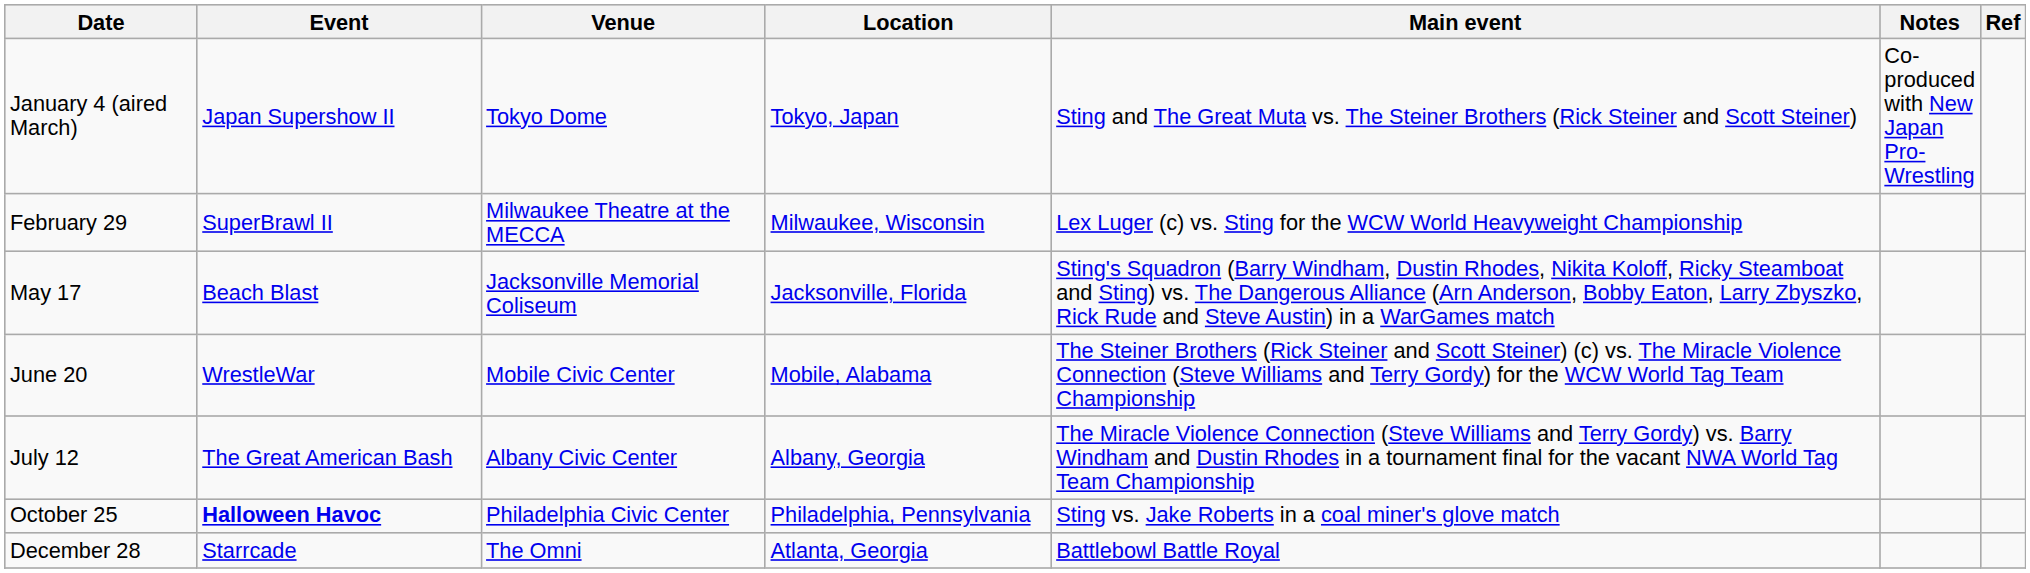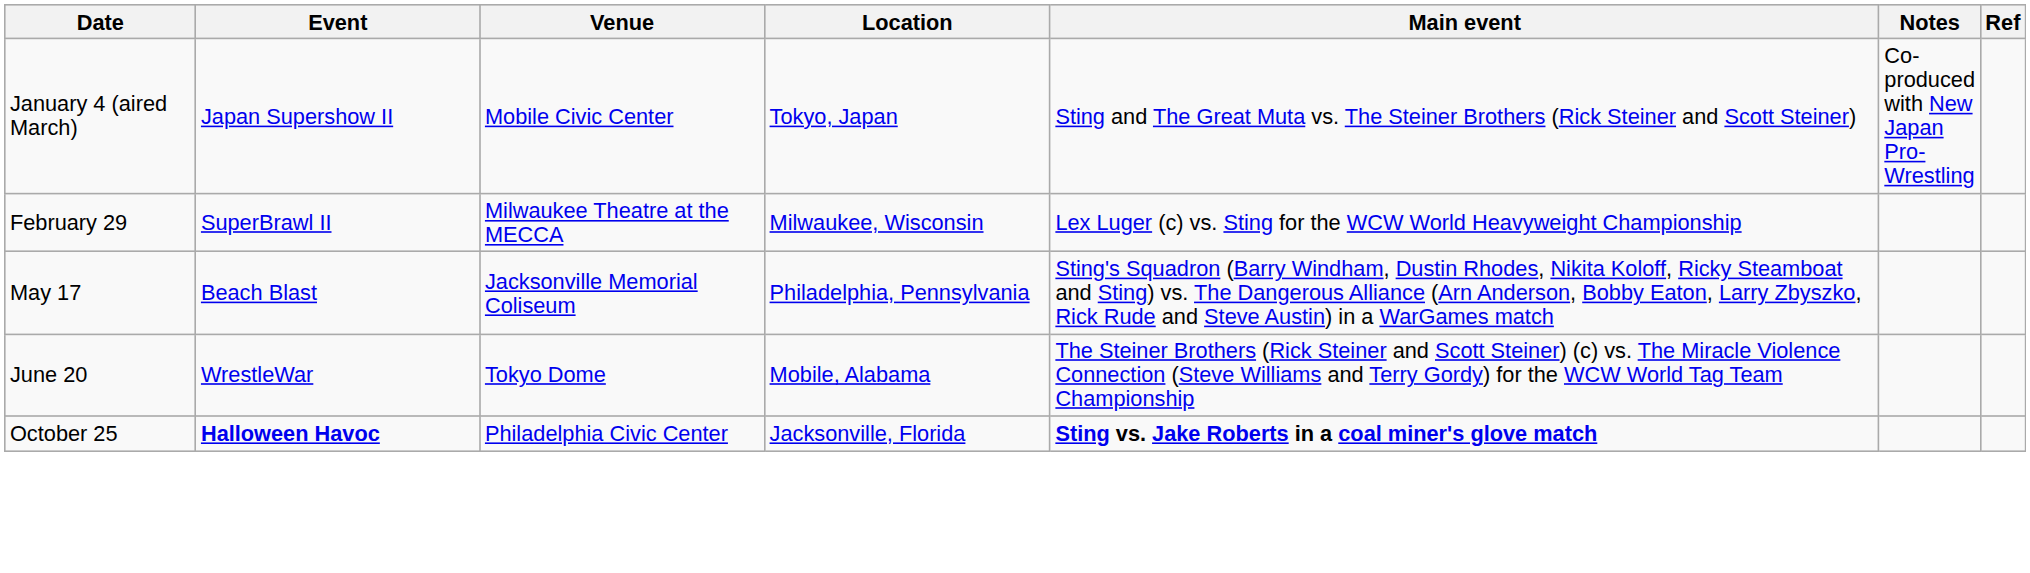(547, 116) Tokyo Dome -> (579, 116) Mobile Civic Center
(868, 292) Jacksonville, Florida -> (900, 292) Philadelphia, Pennsylvania
(580, 375) Mobile Civic Center -> (545, 375) Tokyo Dome
- row: (44, 457)
(901, 515) Philadelphia, Pennsylvania -> (867, 433) Jacksonville, Florida
(1308, 515) normal -> (1326, 433) bold
- row: (75, 550)
